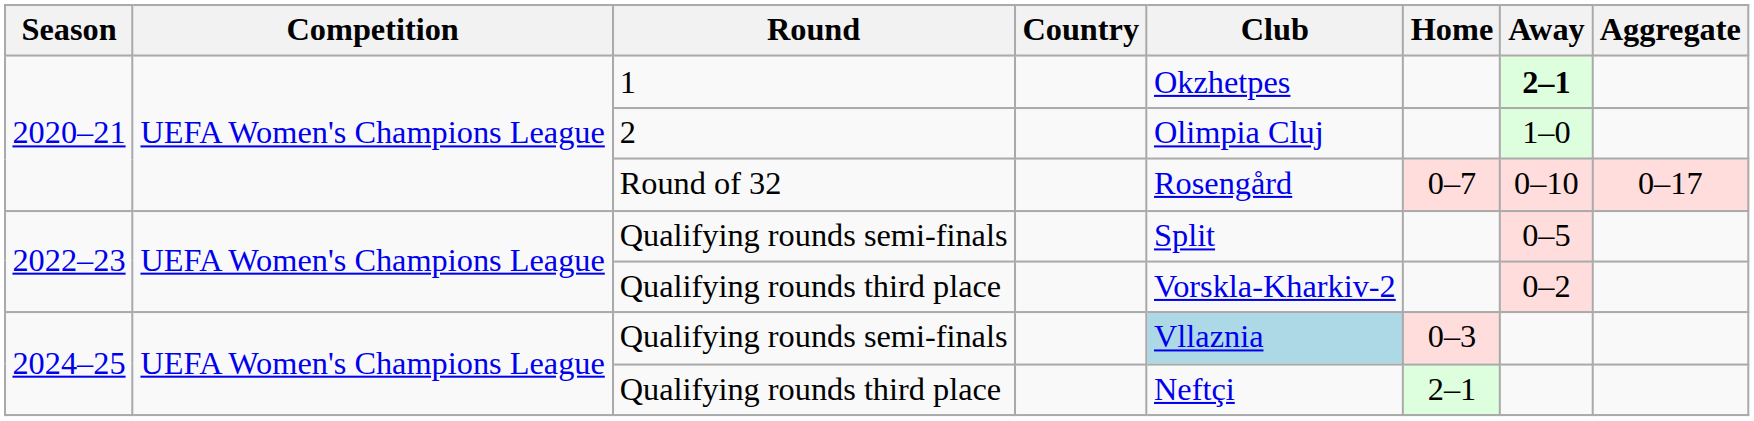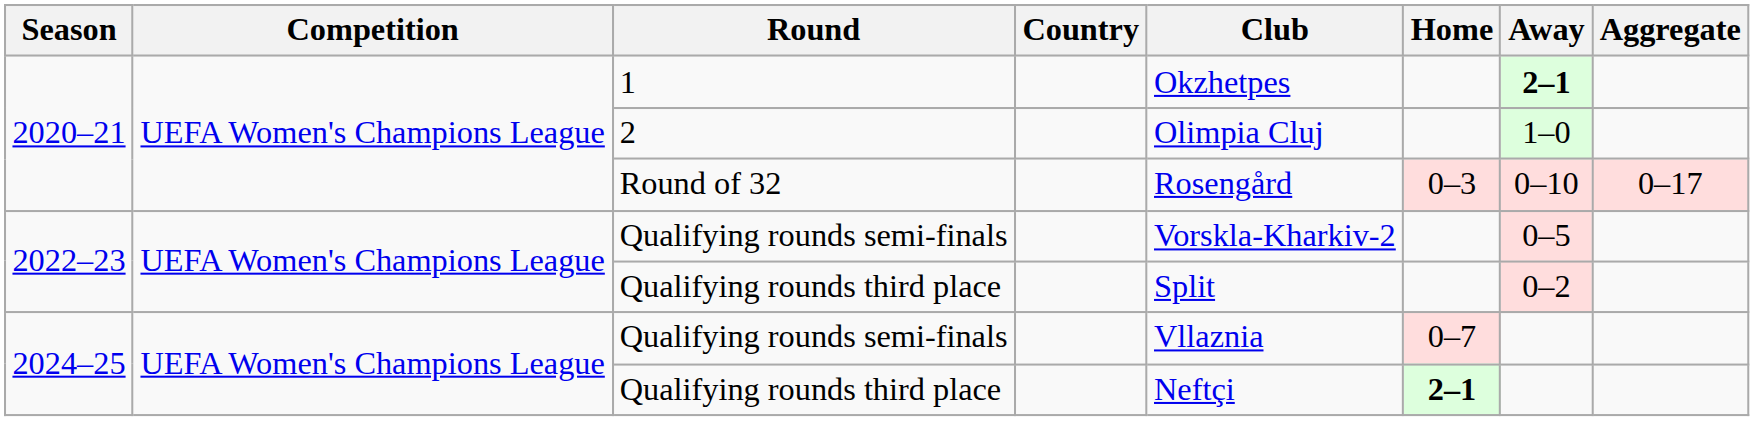(1452, 183) 0–7 -> (1452, 183) 0–3
(1185, 235) Split -> (1275, 235) Vorskla-Kharkiv-2
(1275, 286) Vorskla-Kharkiv-2 -> (1185, 286) Split
(1209, 337) lightblue background -> (1209, 337) no background
(1452, 337) 0–3 -> (1452, 337) 0–7
(1452, 388) normal -> (1452, 388) bold
